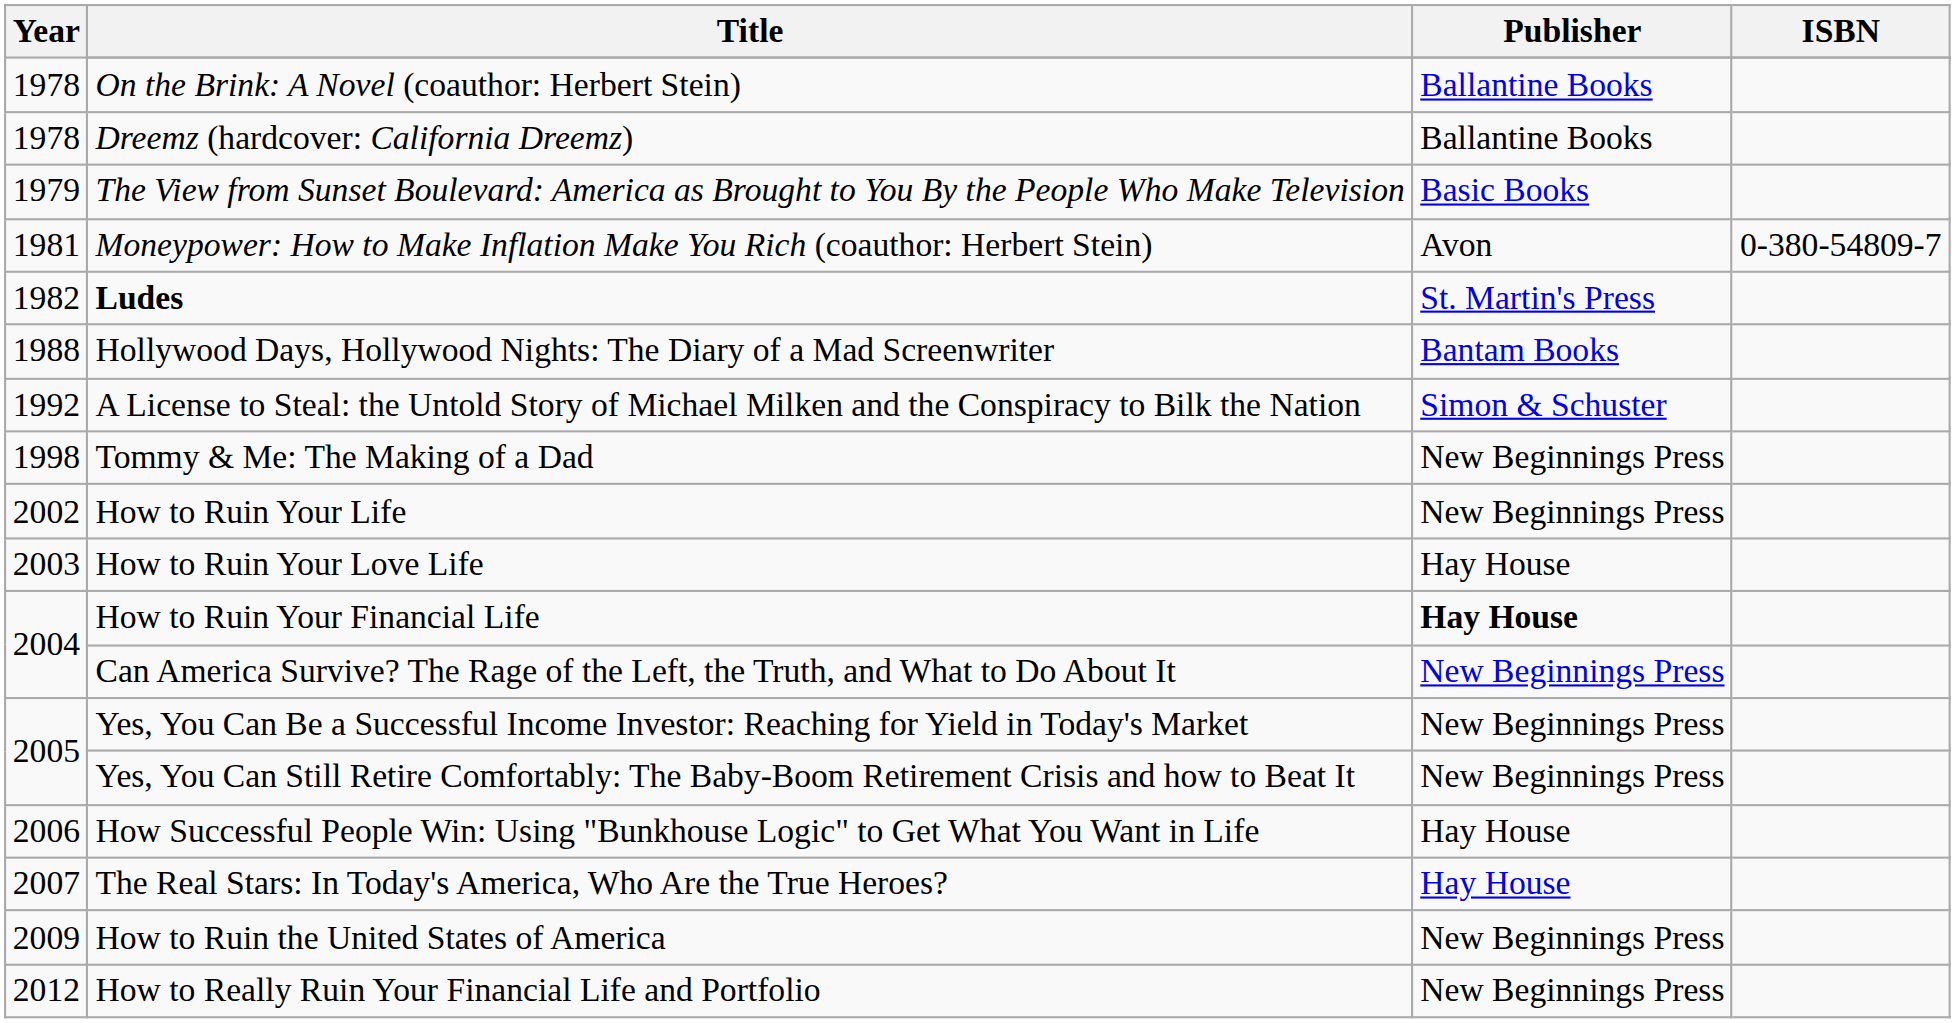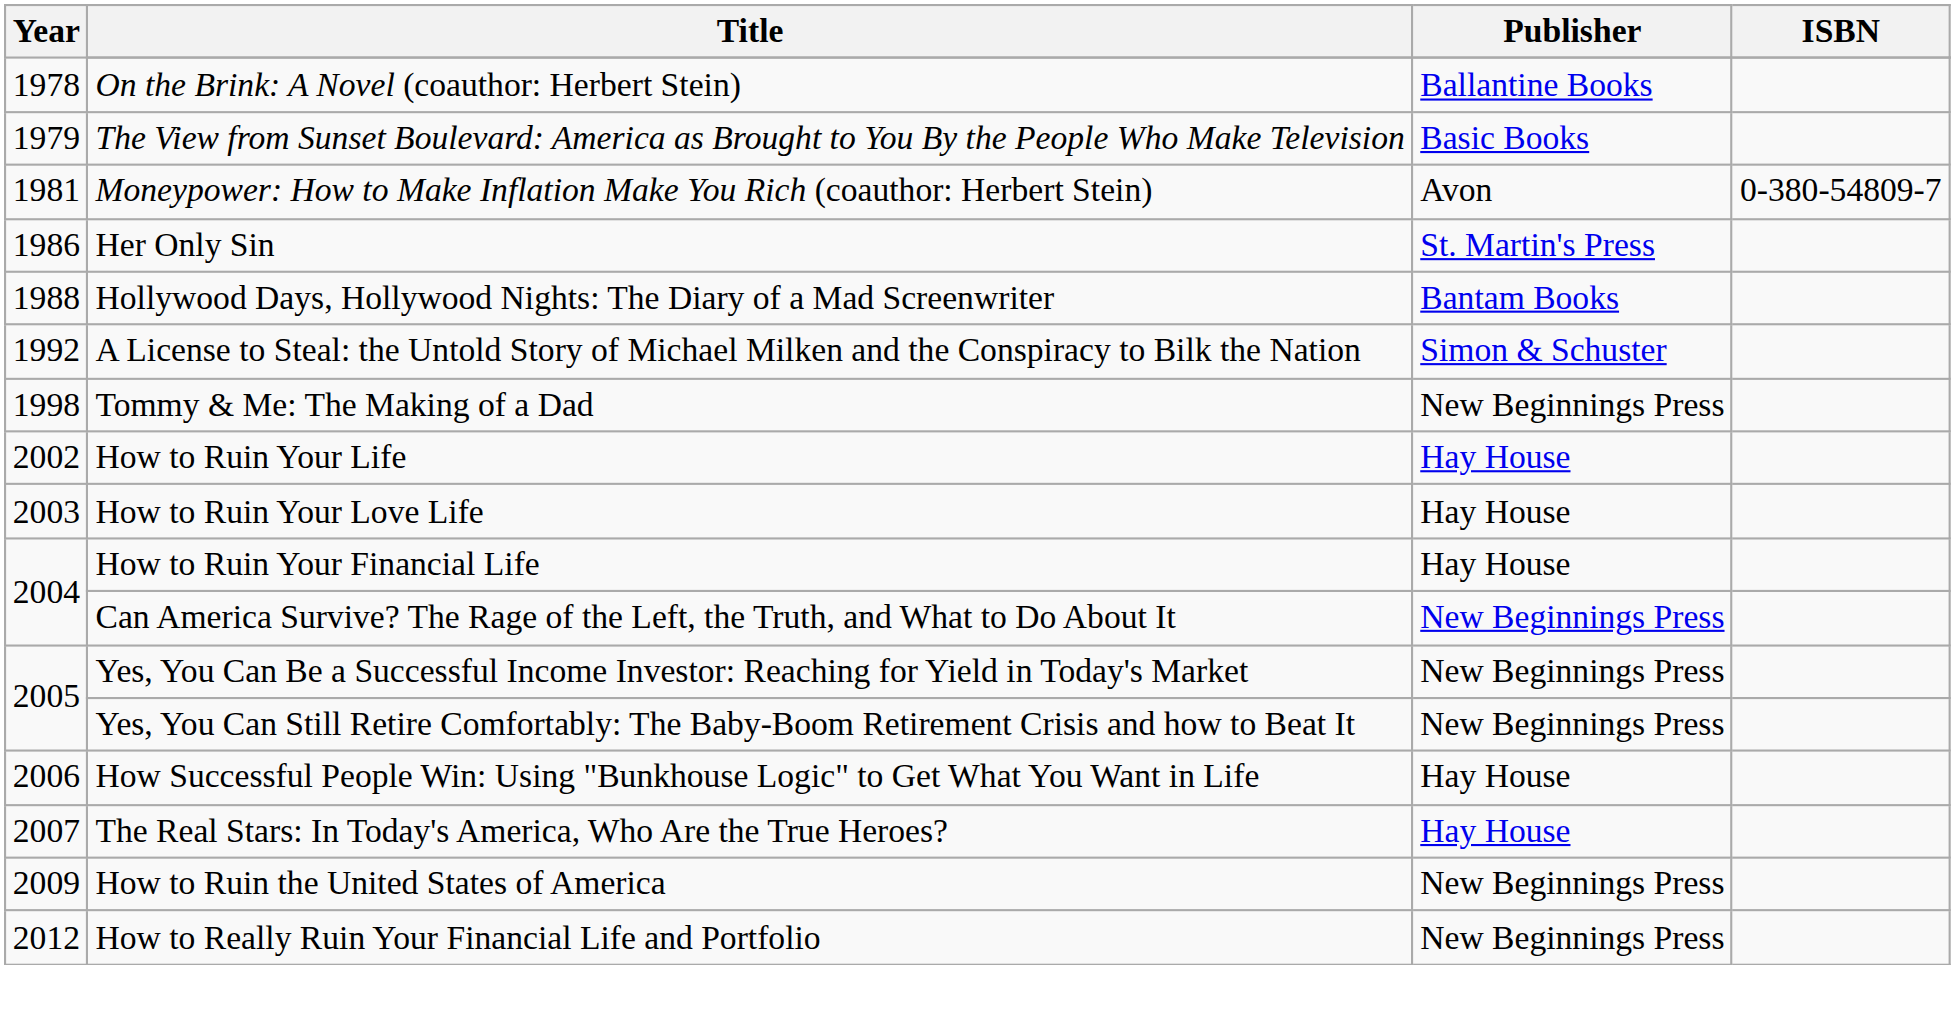- row: (364, 137)
- row: (139, 297)
+ row: (185, 244)
(1572, 510) New Beginnings Press -> (1495, 457) Hay House
(1499, 617) bold -> (1495, 564) normal
